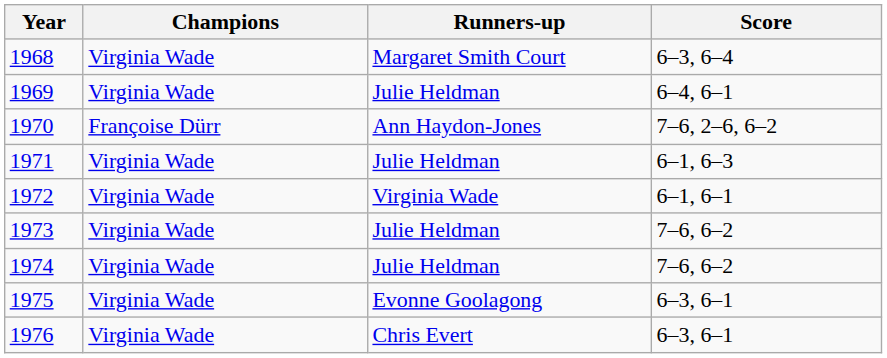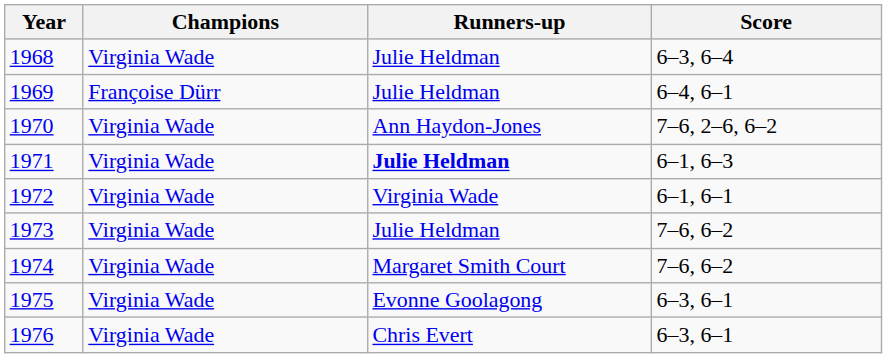(469, 56) Margaret Smith Court -> (436, 56) Julie Heldman
(151, 91) Virginia Wade -> (154, 91) Françoise Dürr
(154, 126) Françoise Dürr -> (151, 126) Virginia Wade
(436, 160) normal -> (441, 160) bold
(436, 265) Julie Heldman -> (469, 265) Margaret Smith Court
